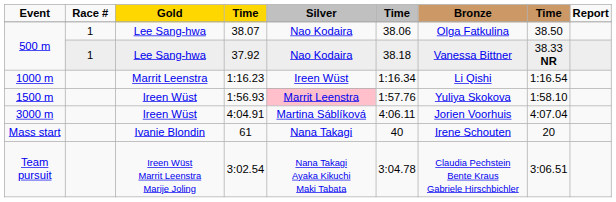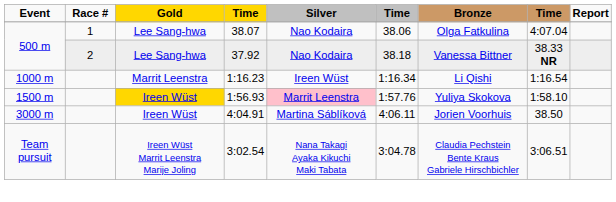(549, 31) 38.50 -> (549, 31) 4:07.04
(90, 55) 1 -> (90, 55) 2
(170, 97) no background -> (170, 97) gold background
(549, 114) 4:07.04 -> (549, 114) 38.50
- row: (246, 132)
